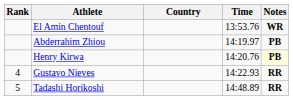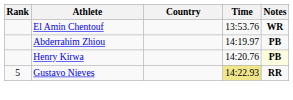(18, 73) 4 -> (18, 73) 5
(242, 73) no background -> (242, 73) khaki background
- row: (69, 88)
